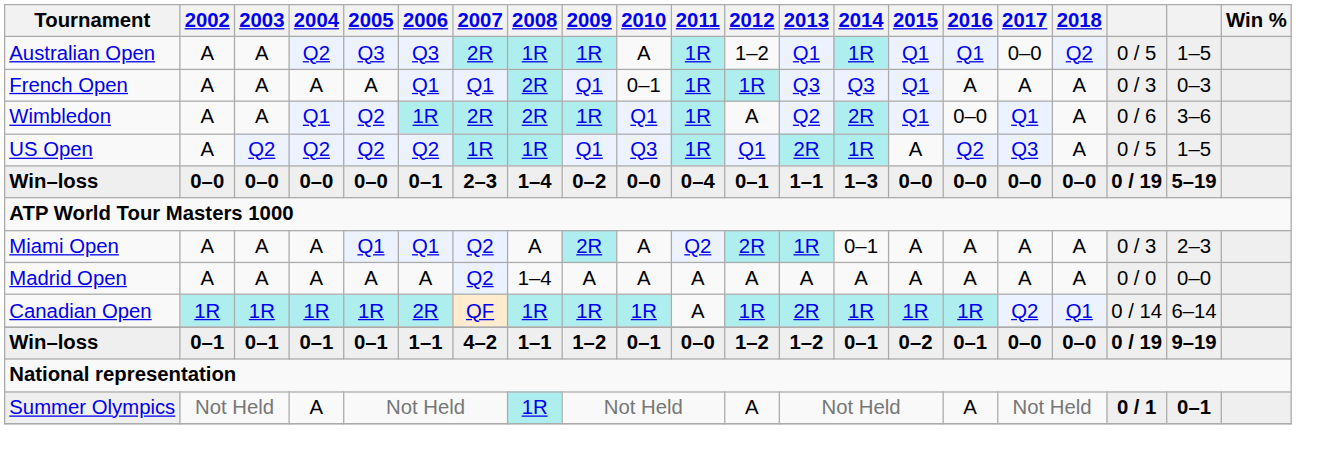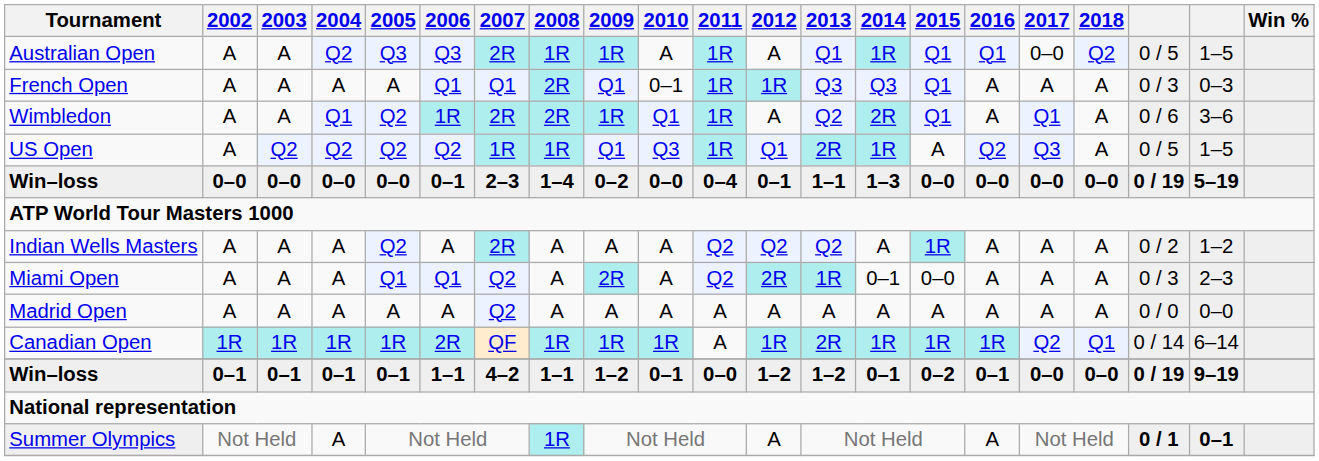(752, 52) 1–2 -> (774, 52) A
(970, 117) 0–0 -> (992, 117) A
+ row: (103, 246)
(916, 246) A -> (938, 278) 0–0
(535, 278) 1–4 -> (557, 310) A
